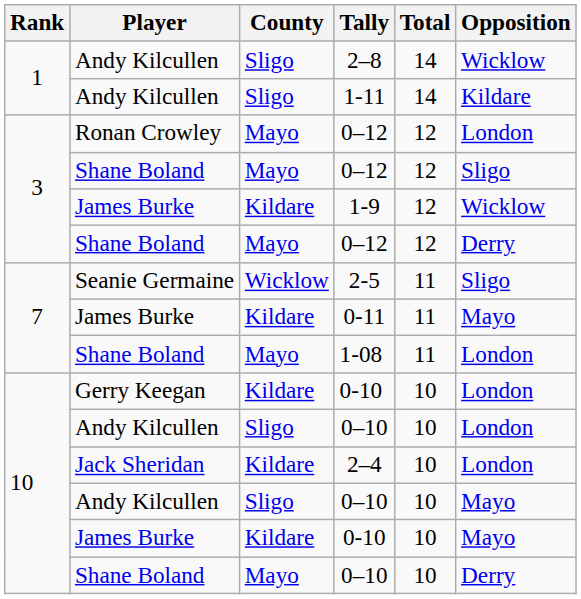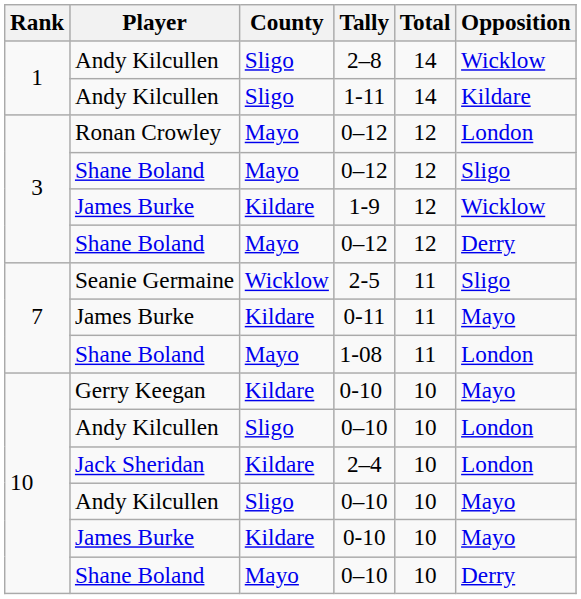(497, 390) London -> (488, 390) Mayo
